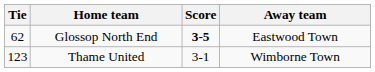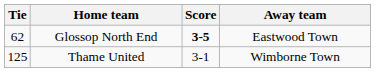(17, 57) 123 -> (17, 57) 125
